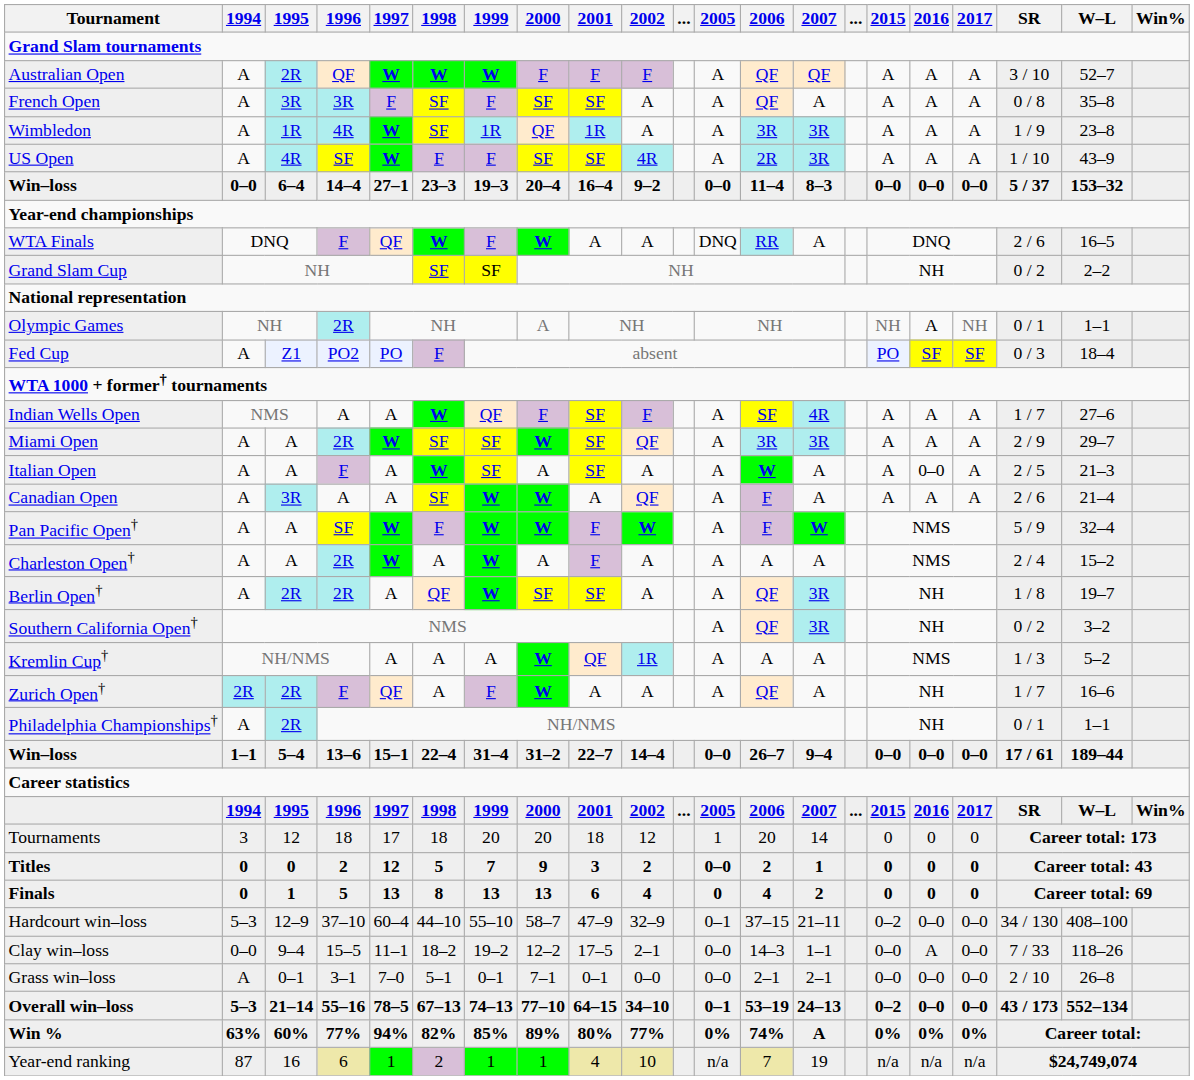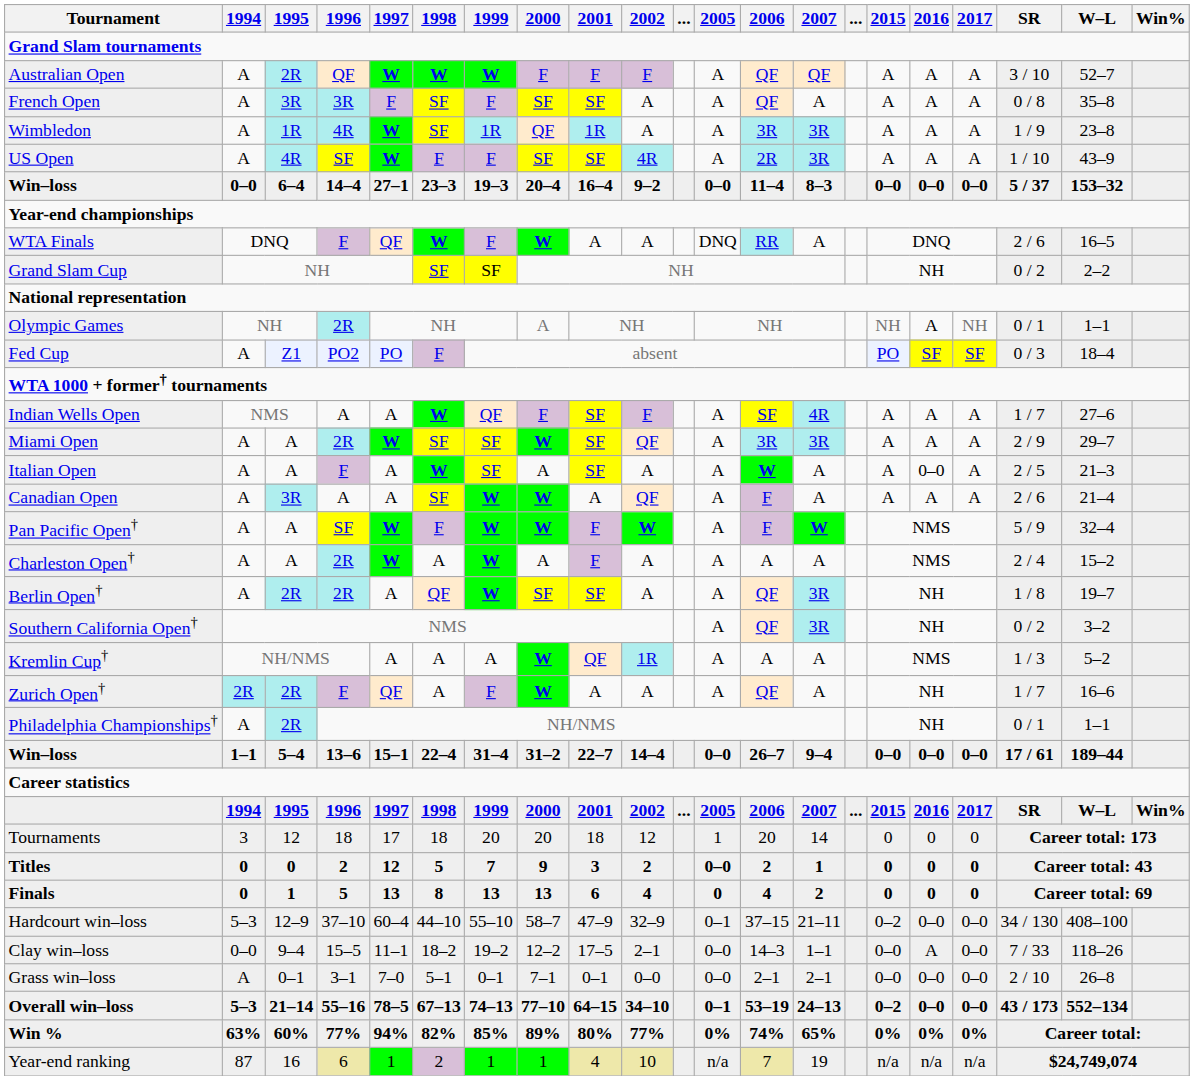(819, 1033) A -> (819, 1033) 65%
